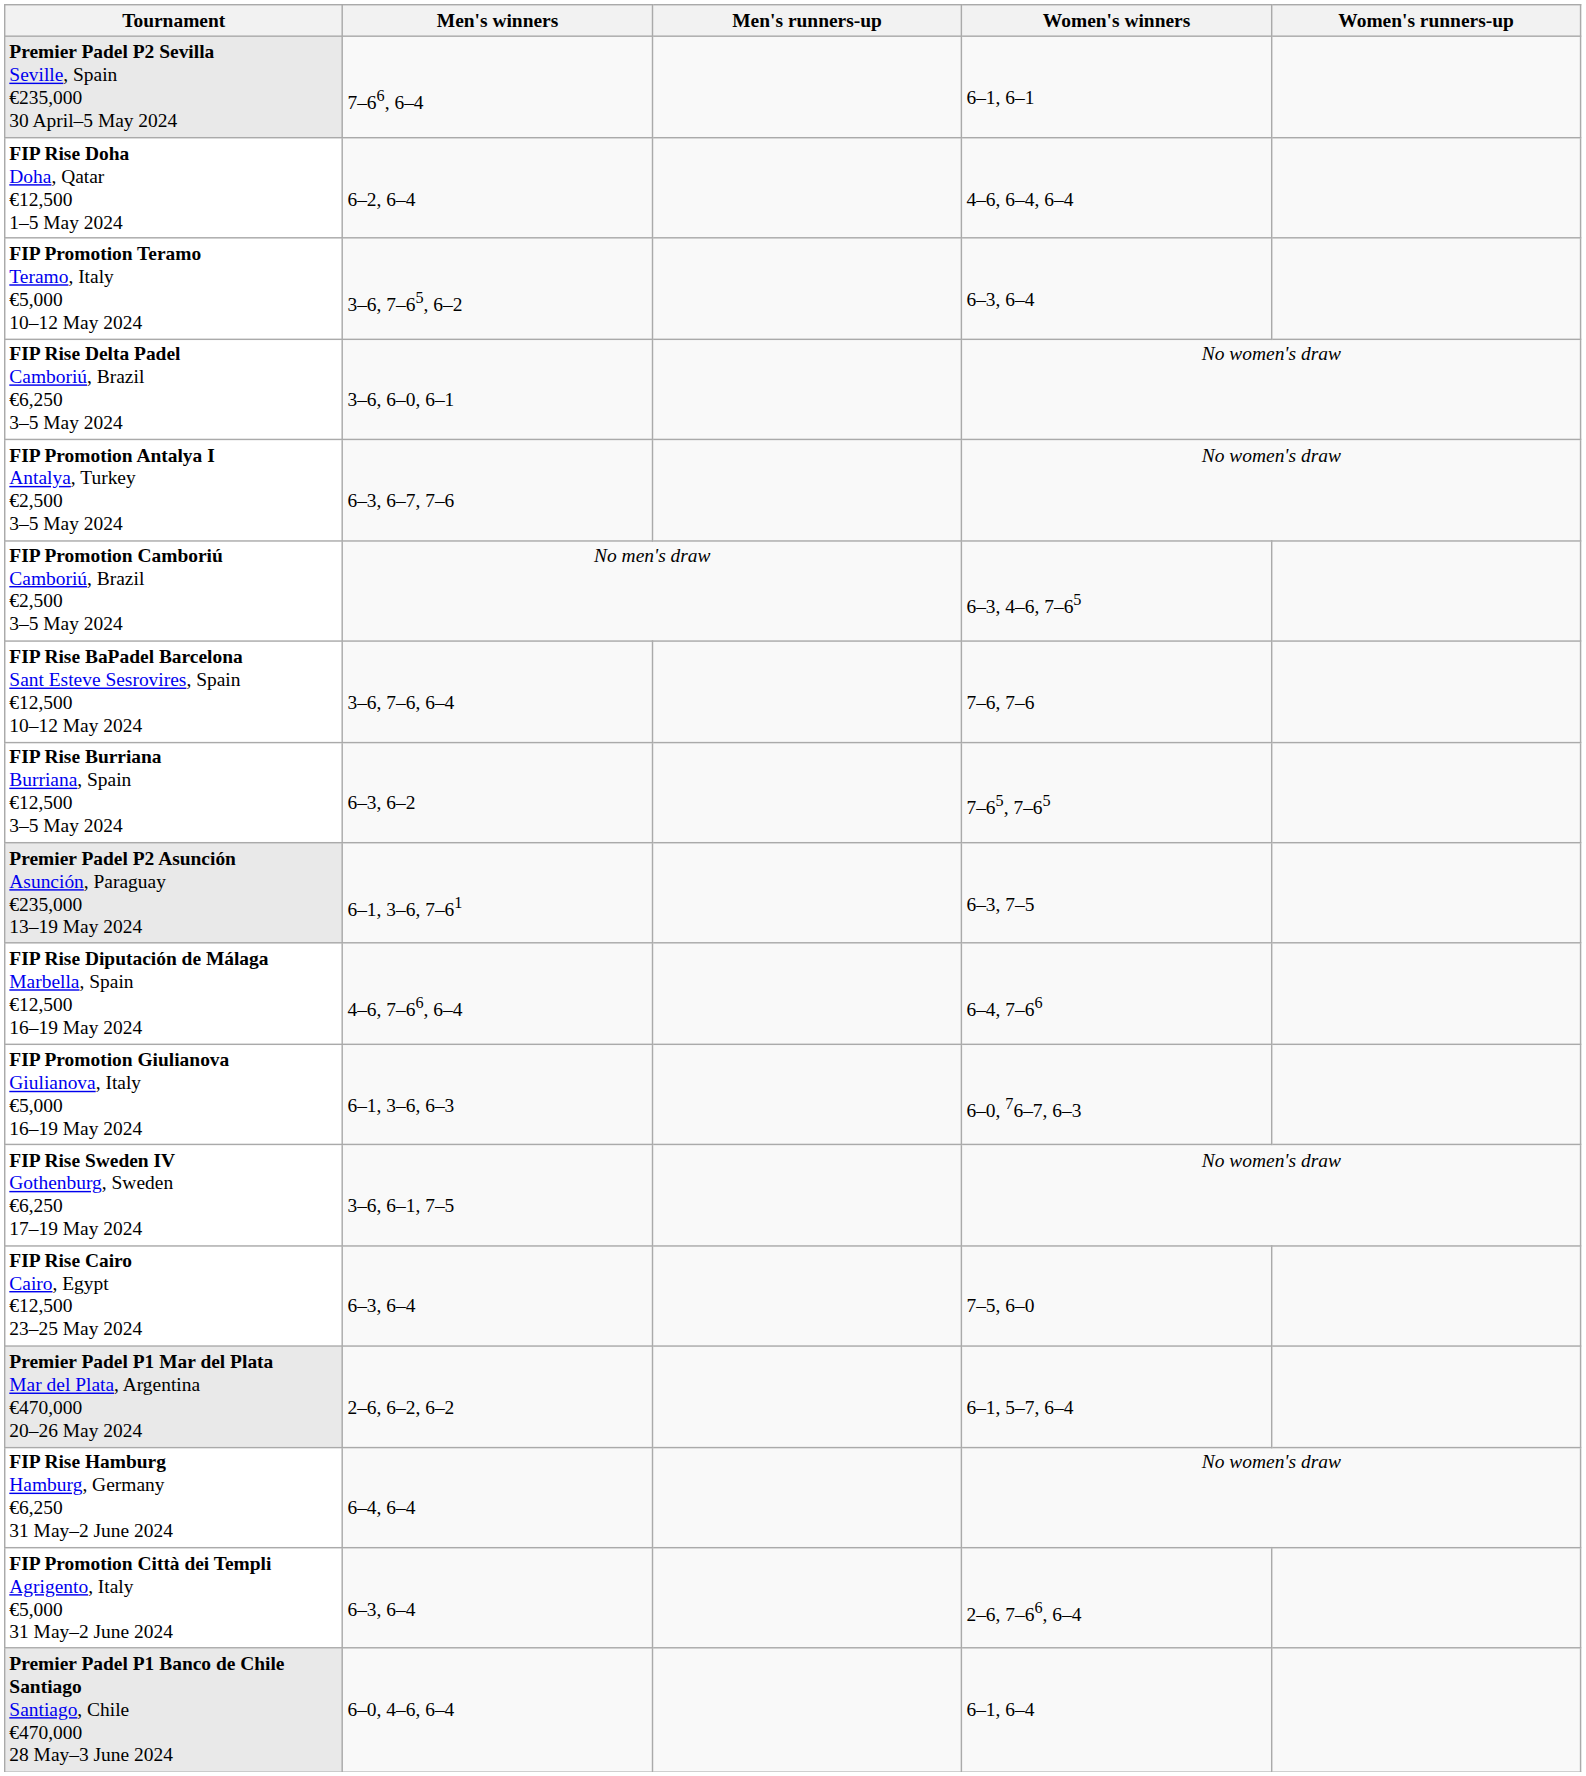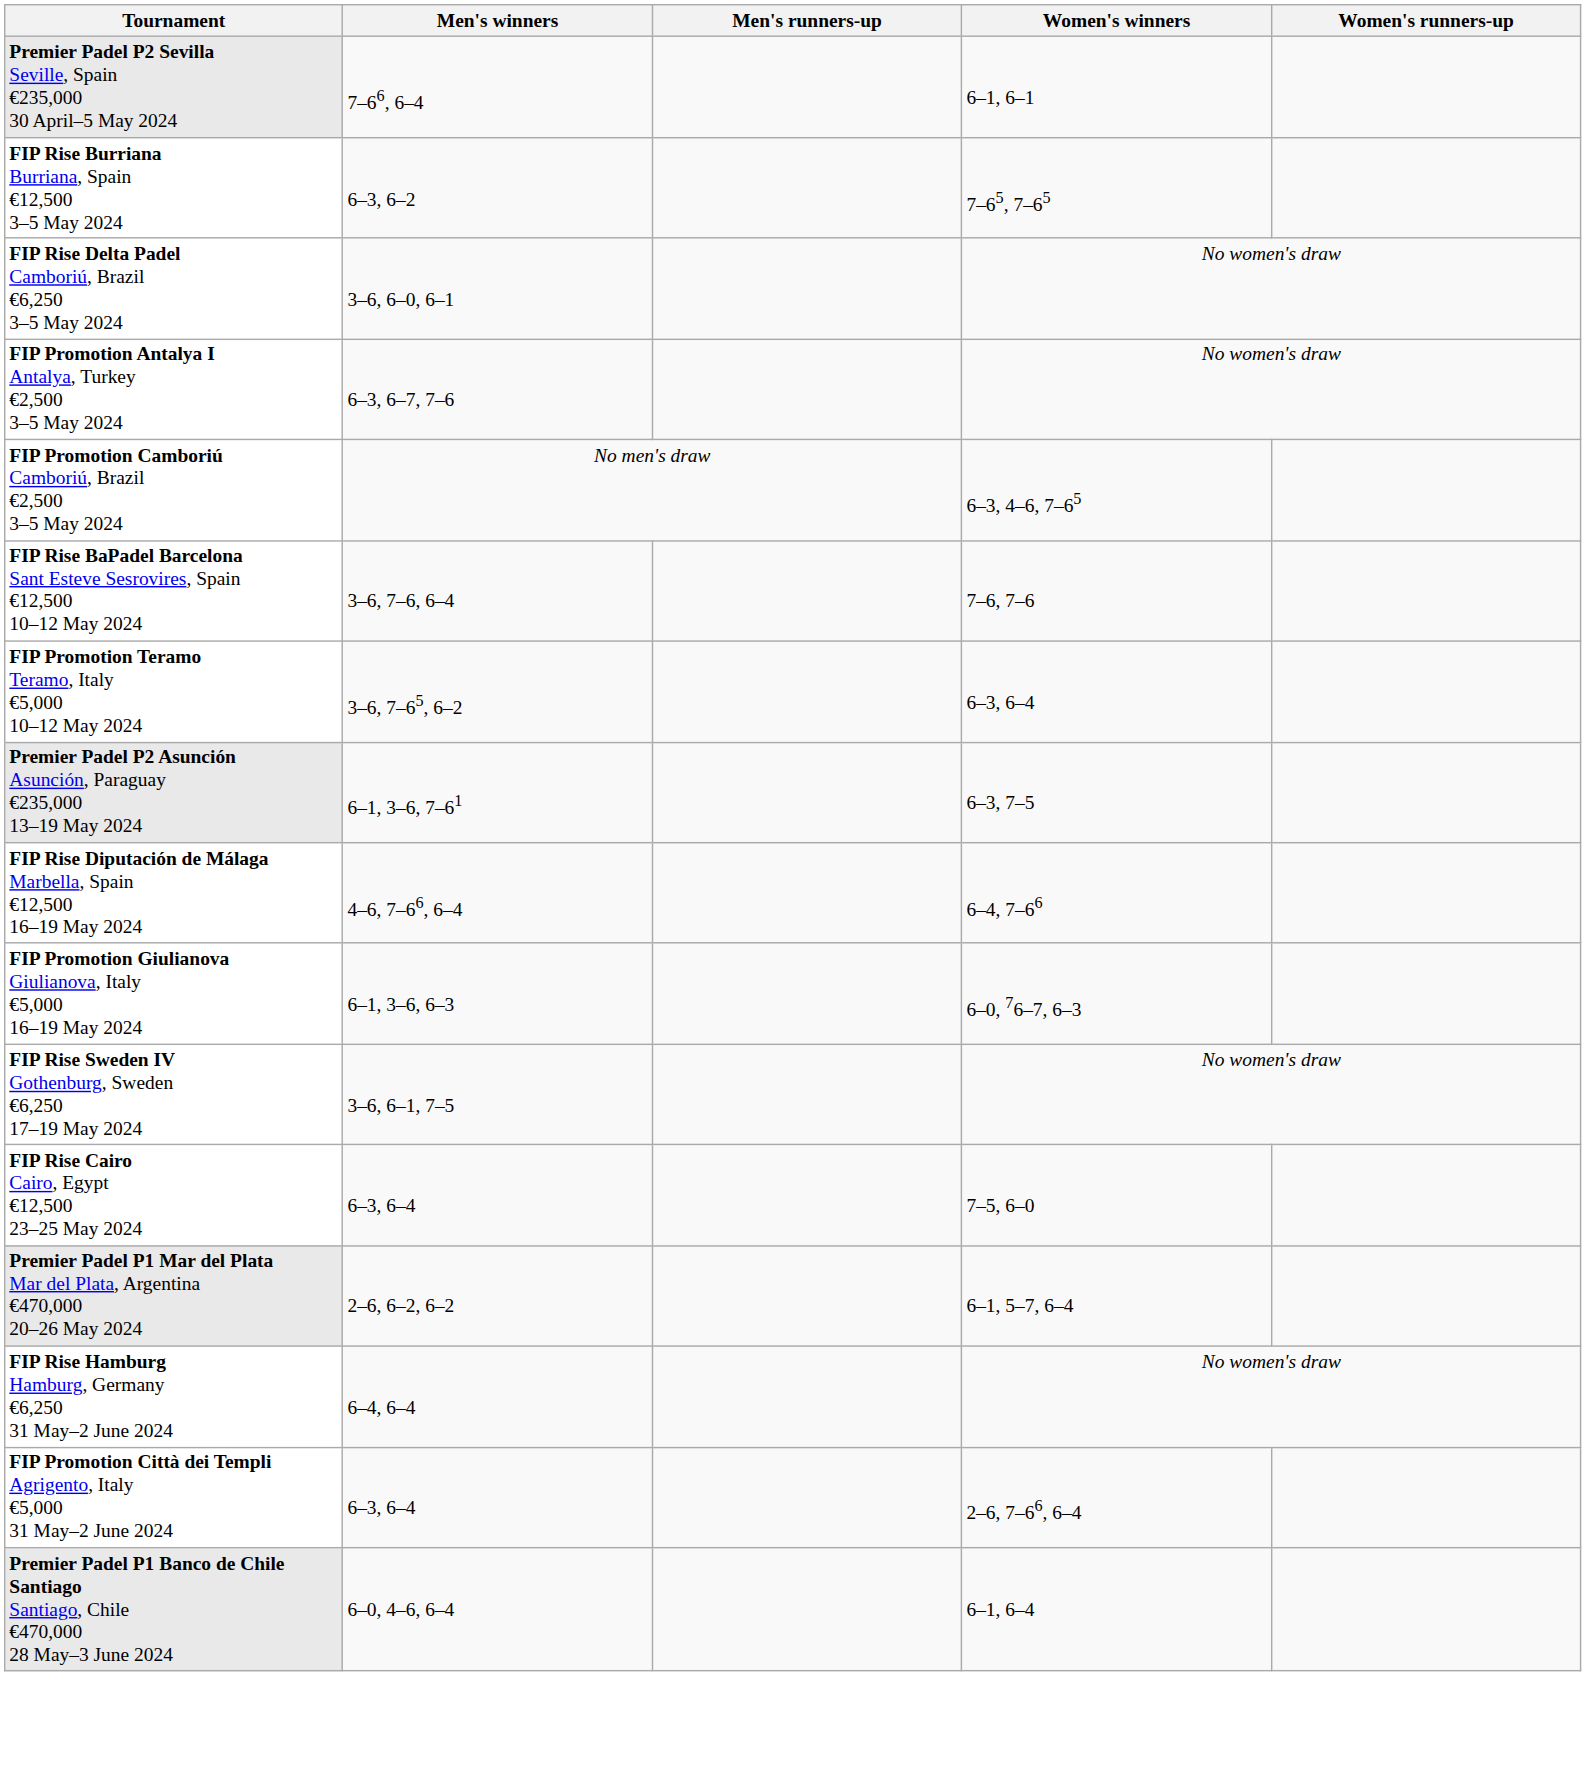- row: (69, 187)
rows swapped: (85, 791) <-> (105, 287)
